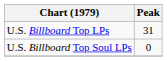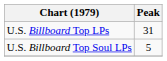(148, 47) 0 -> (148, 47) 5
